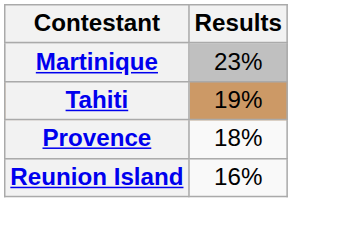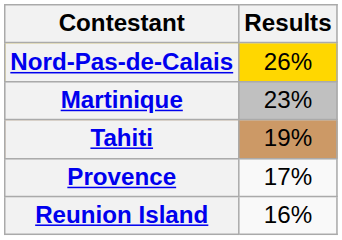+ row: (122, 61)
(238, 138) 18% -> (288, 176) 17%
